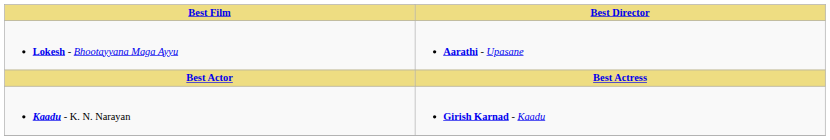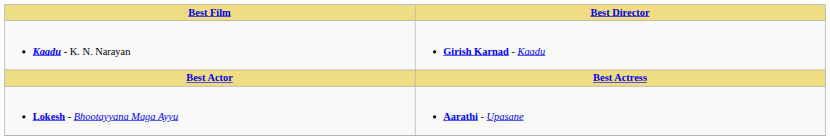rows swapped: (210, 117) <-> (210, 51)
